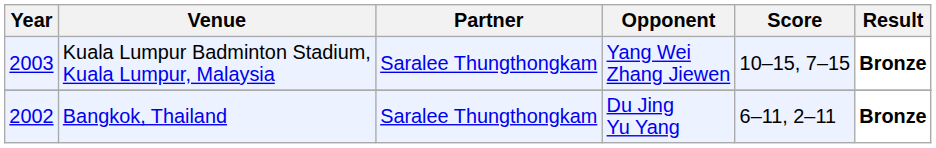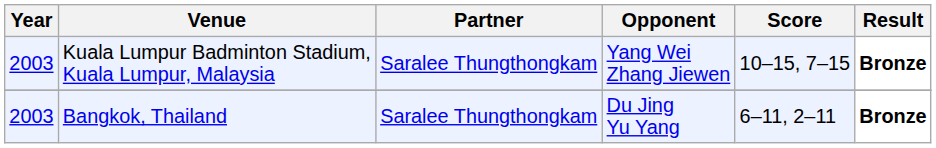(31, 117) 2002 -> (31, 117) 2003
